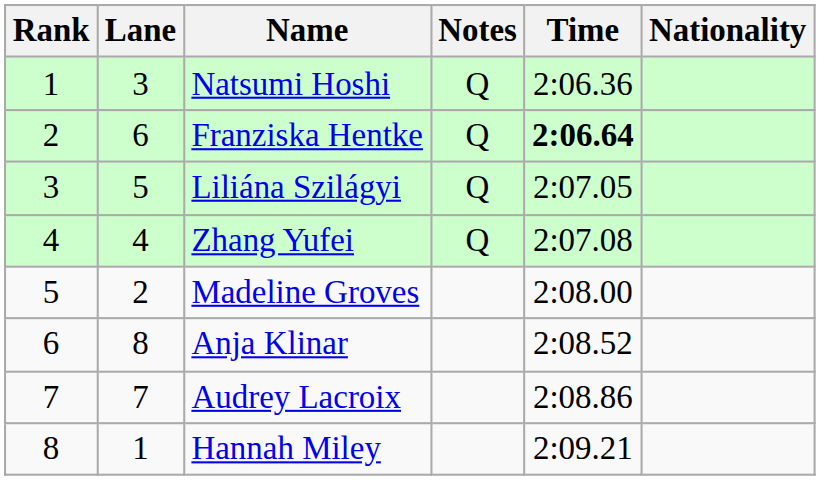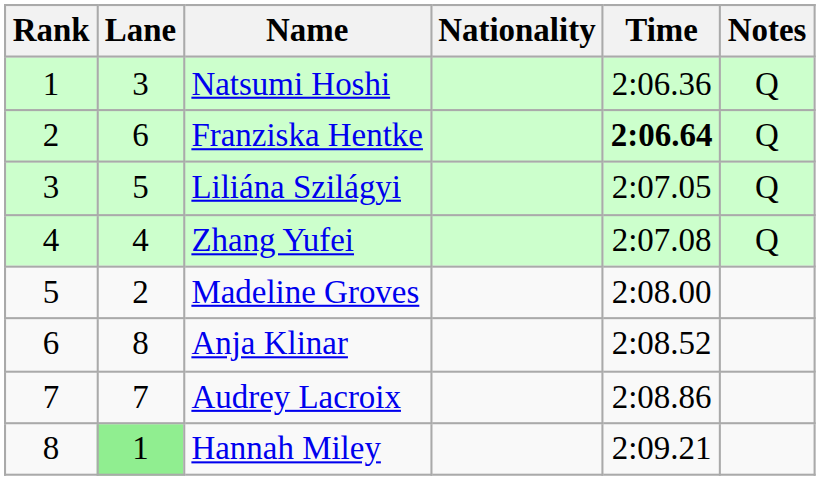columns swapped: (728, 30) <-> (478, 30)
(140, 448) no background -> (140, 448) lightgreen background
